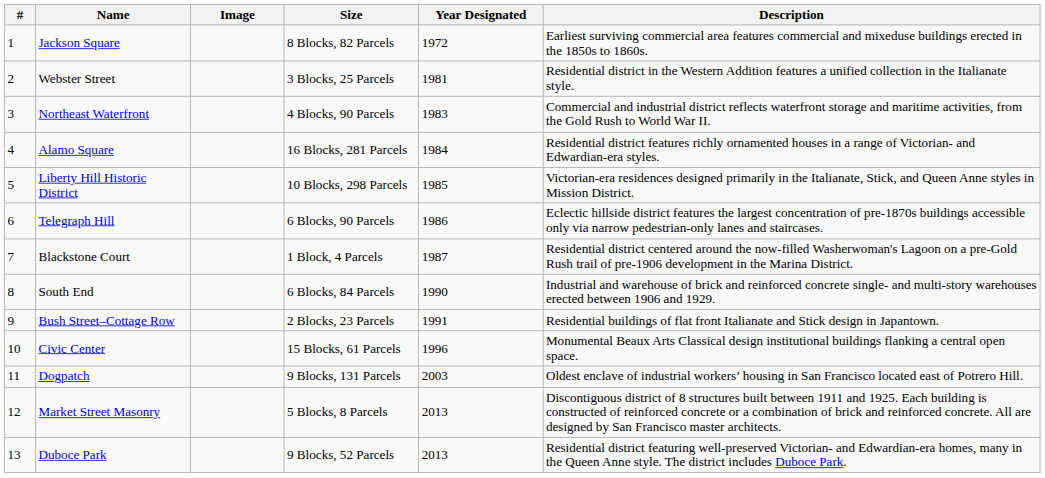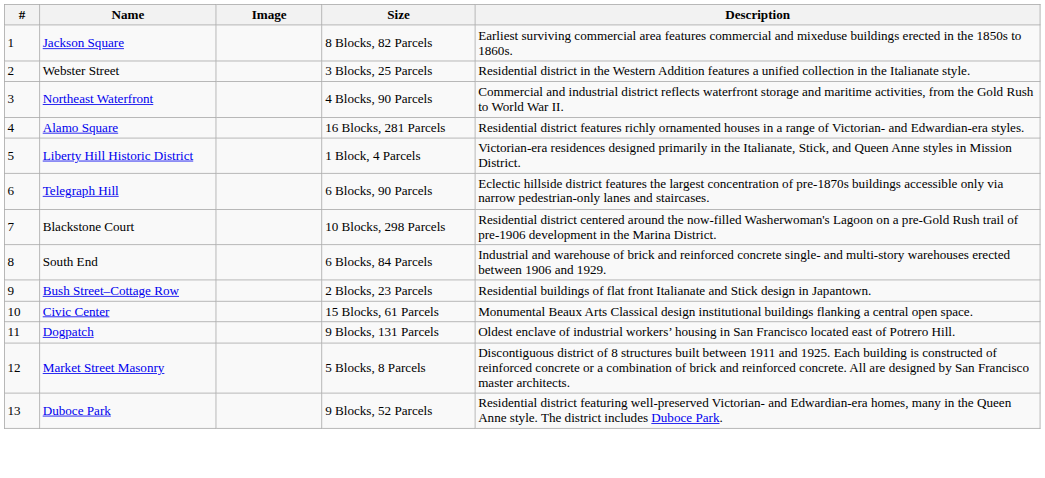- column: (481, 14)
(347, 185) 10 Blocks, 298 Parcels -> (373, 155) 1 Block, 4 Parcels
(335, 256) 1 Block, 4 Parcels -> (385, 226) 10 Blocks, 298 Parcels
